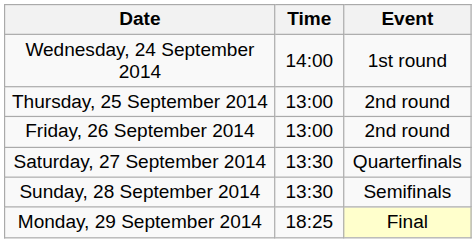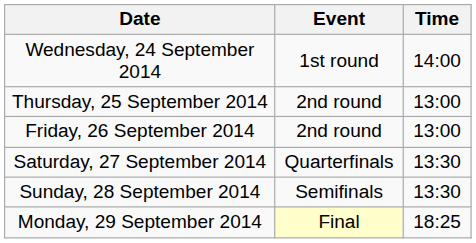columns swapped: (309, 19) <-> (407, 19)
